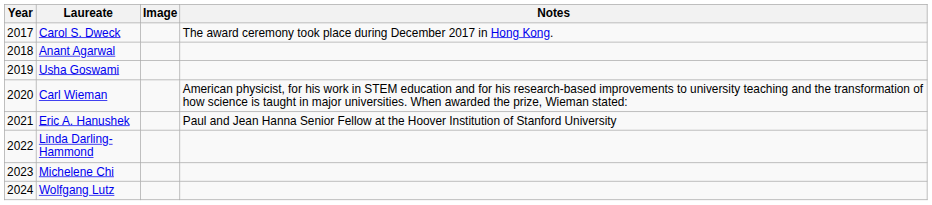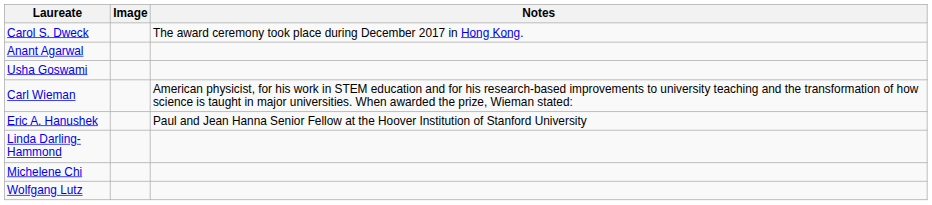- column: (20, 13)
